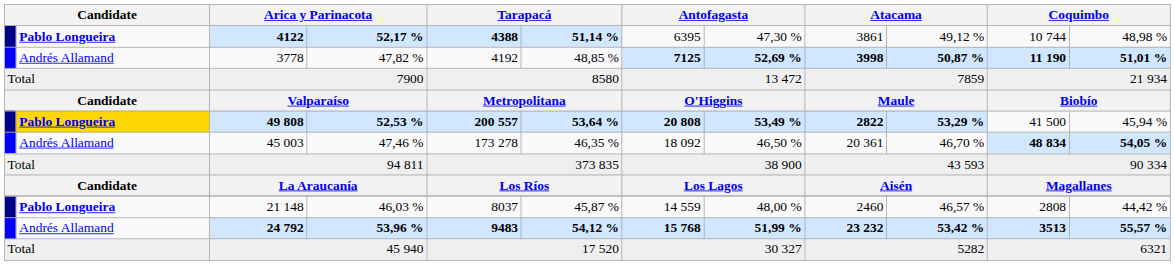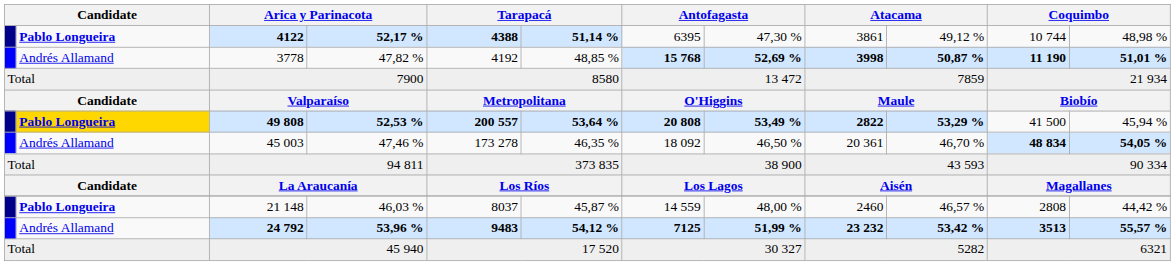(687, 57) 7125 -> (682, 57) 15 768
(682, 228) 15 768 -> (687, 228) 7125
